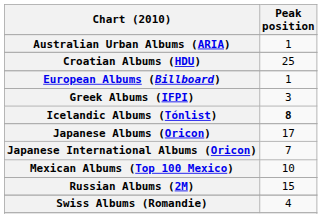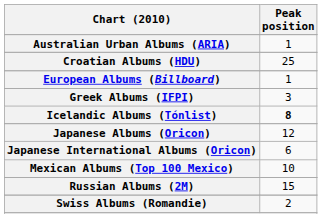(288, 133) 17 -> (288, 133) 12
(288, 151) 7 -> (288, 151) 6
(288, 204) 4 -> (288, 204) 2
